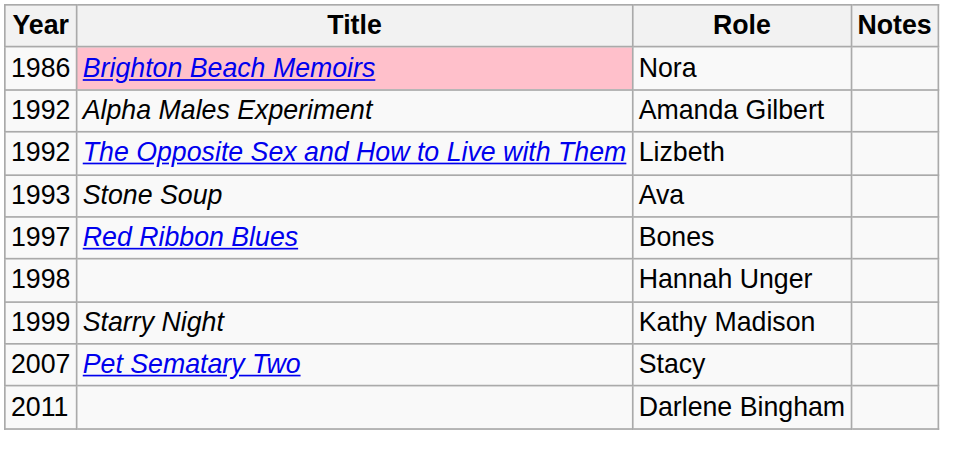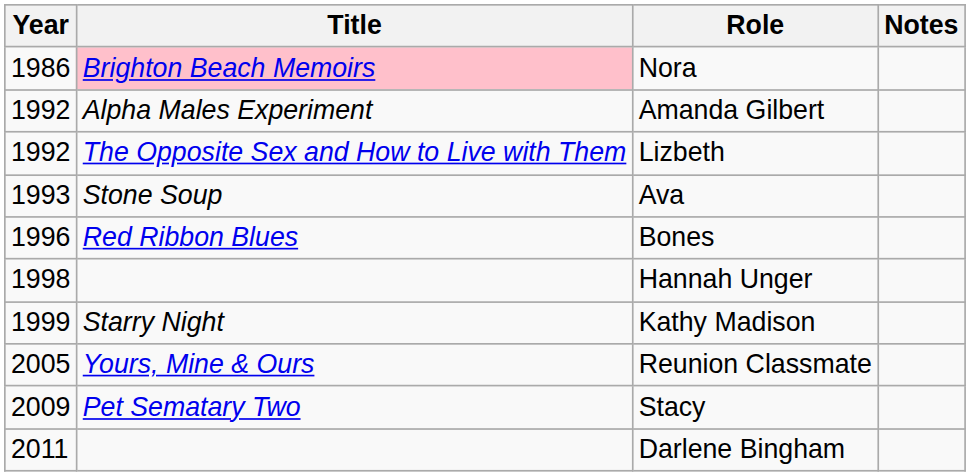(41, 237) 1997 -> (41, 237) 1996
+ row: (755, 364)
(41, 364) 2007 -> (41, 407) 2009
